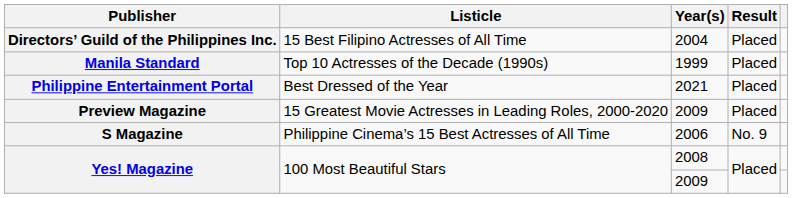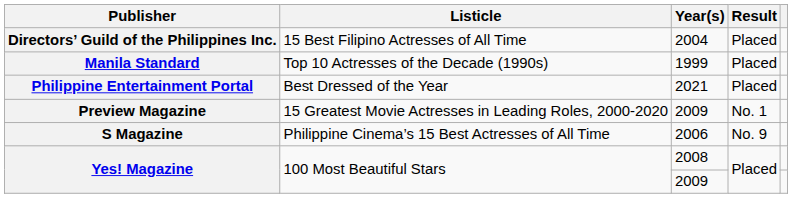(754, 110) Placed -> (749, 110) No. 1
